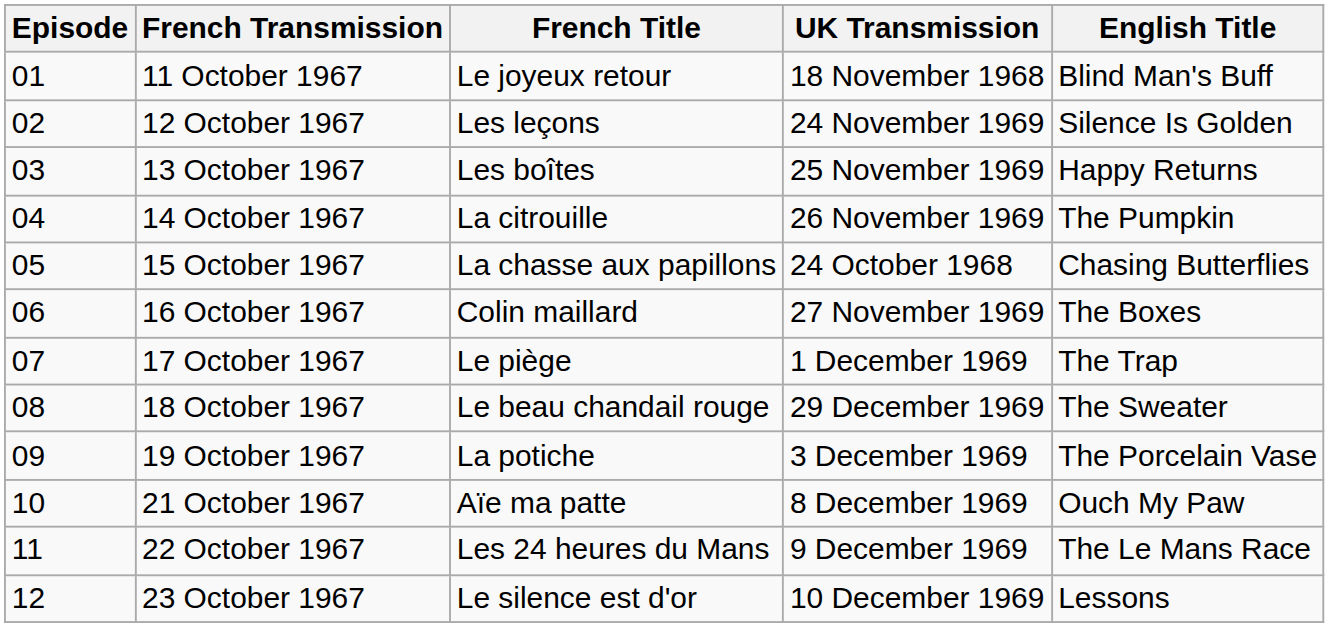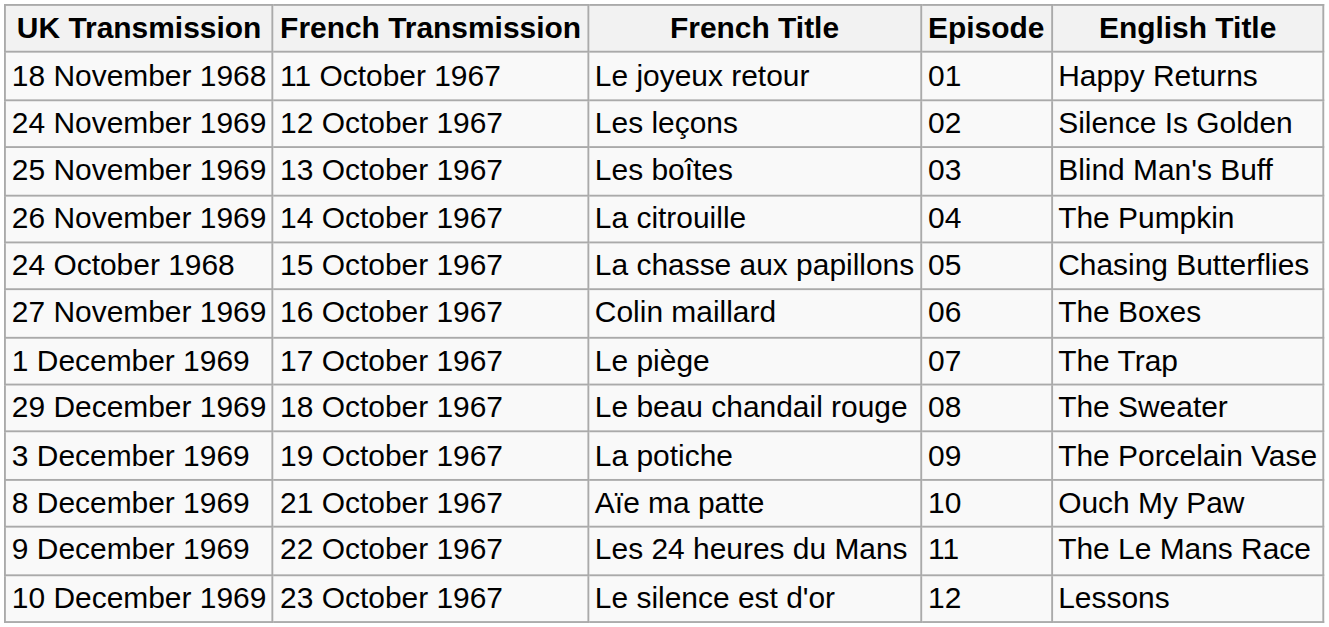columns swapped: (70, 28) <-> (917, 28)
(1166, 75) Blind Man's Buff -> (1158, 75) Happy Returns
(1158, 170) Happy Returns -> (1166, 170) Blind Man's Buff
